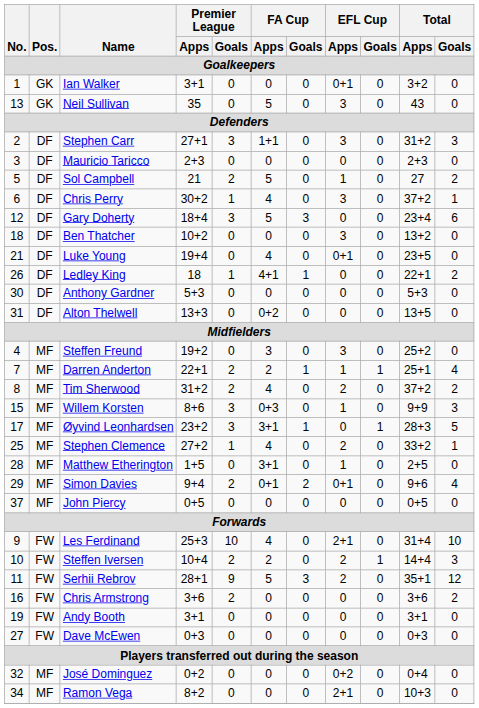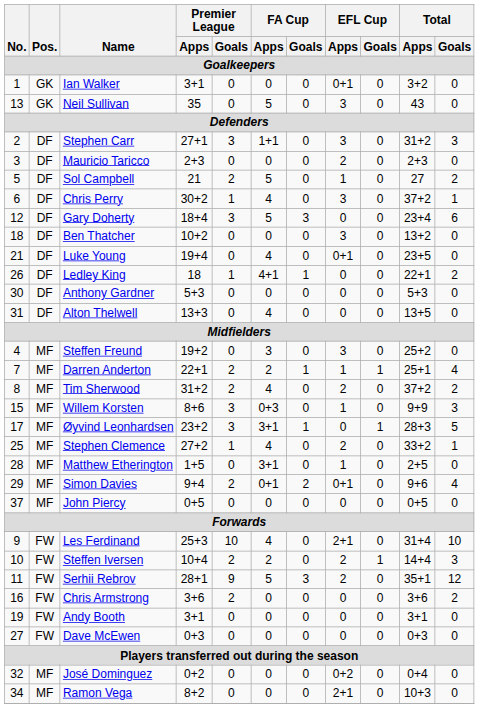(343, 160) 0 -> (343, 160) 2
(269, 312) 0+2 -> (269, 312) 4
